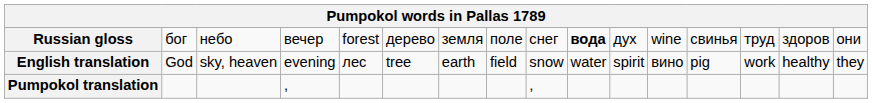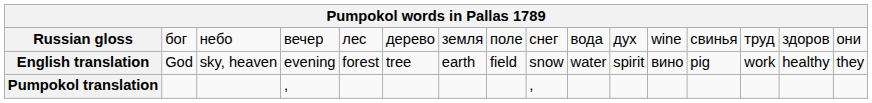(361, 39) forest -> (354, 39) лес
(588, 39) bold -> (587, 39) normal
(354, 62) лес -> (361, 62) forest
